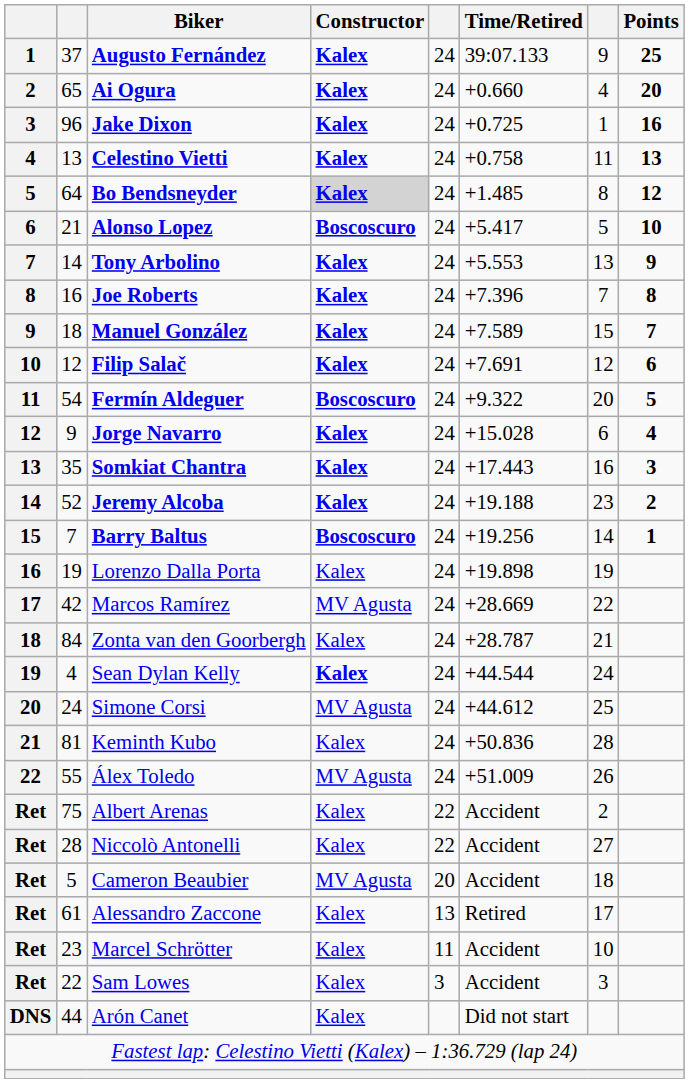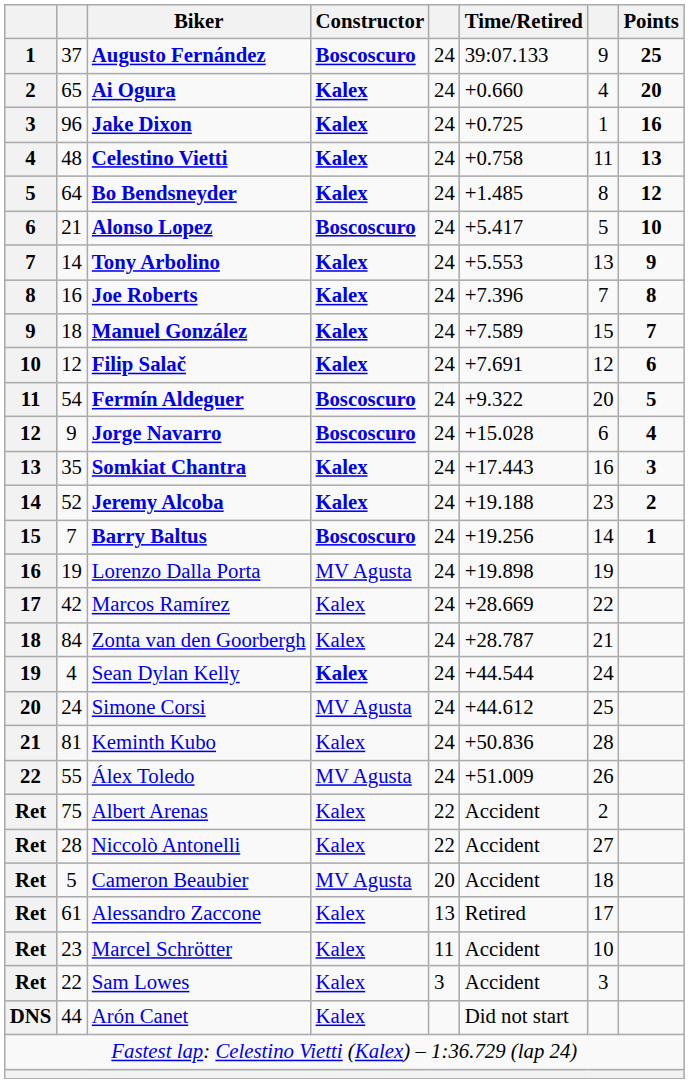(342, 55) Kalex -> (366, 55) Boscoscuro
(72, 158) 13 -> (72, 158) 48
(342, 192) lightgrey background -> (342, 192) no background
(342, 433) Kalex -> (366, 433) Boscoscuro
(340, 570) Kalex -> (364, 570) MV Agusta
(364, 604) MV Agusta -> (340, 604) Kalex
